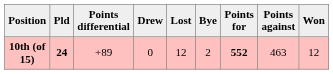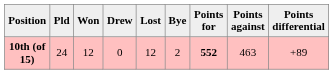columns swapped: (314, 20) <-> (104, 20)
(62, 53) bold -> (62, 53) normal
